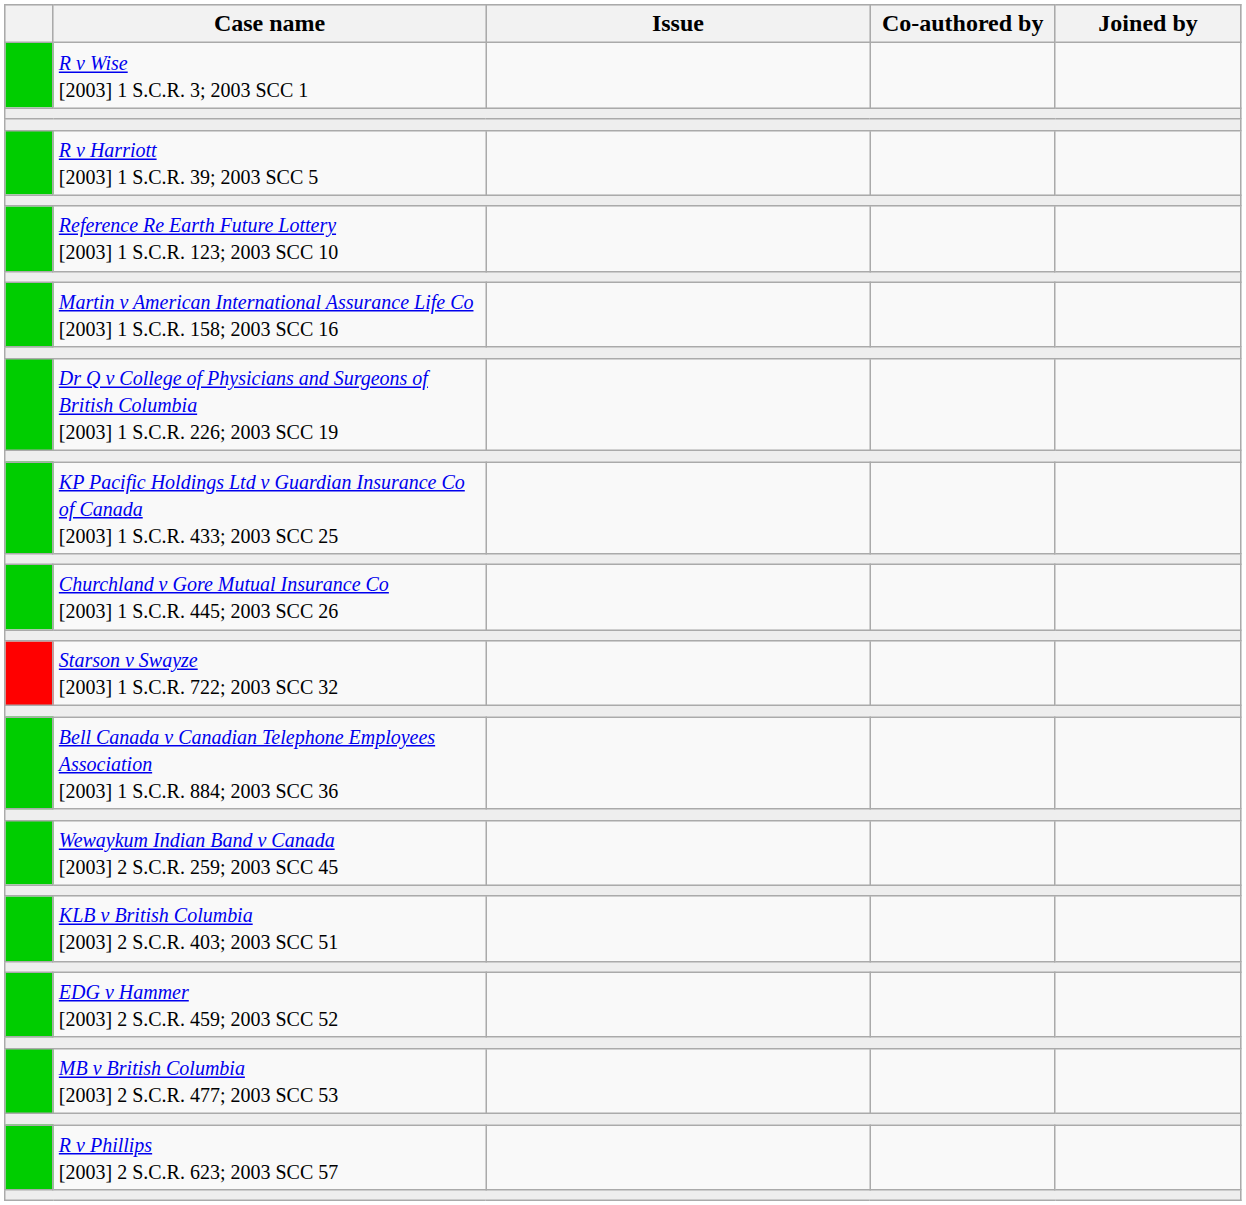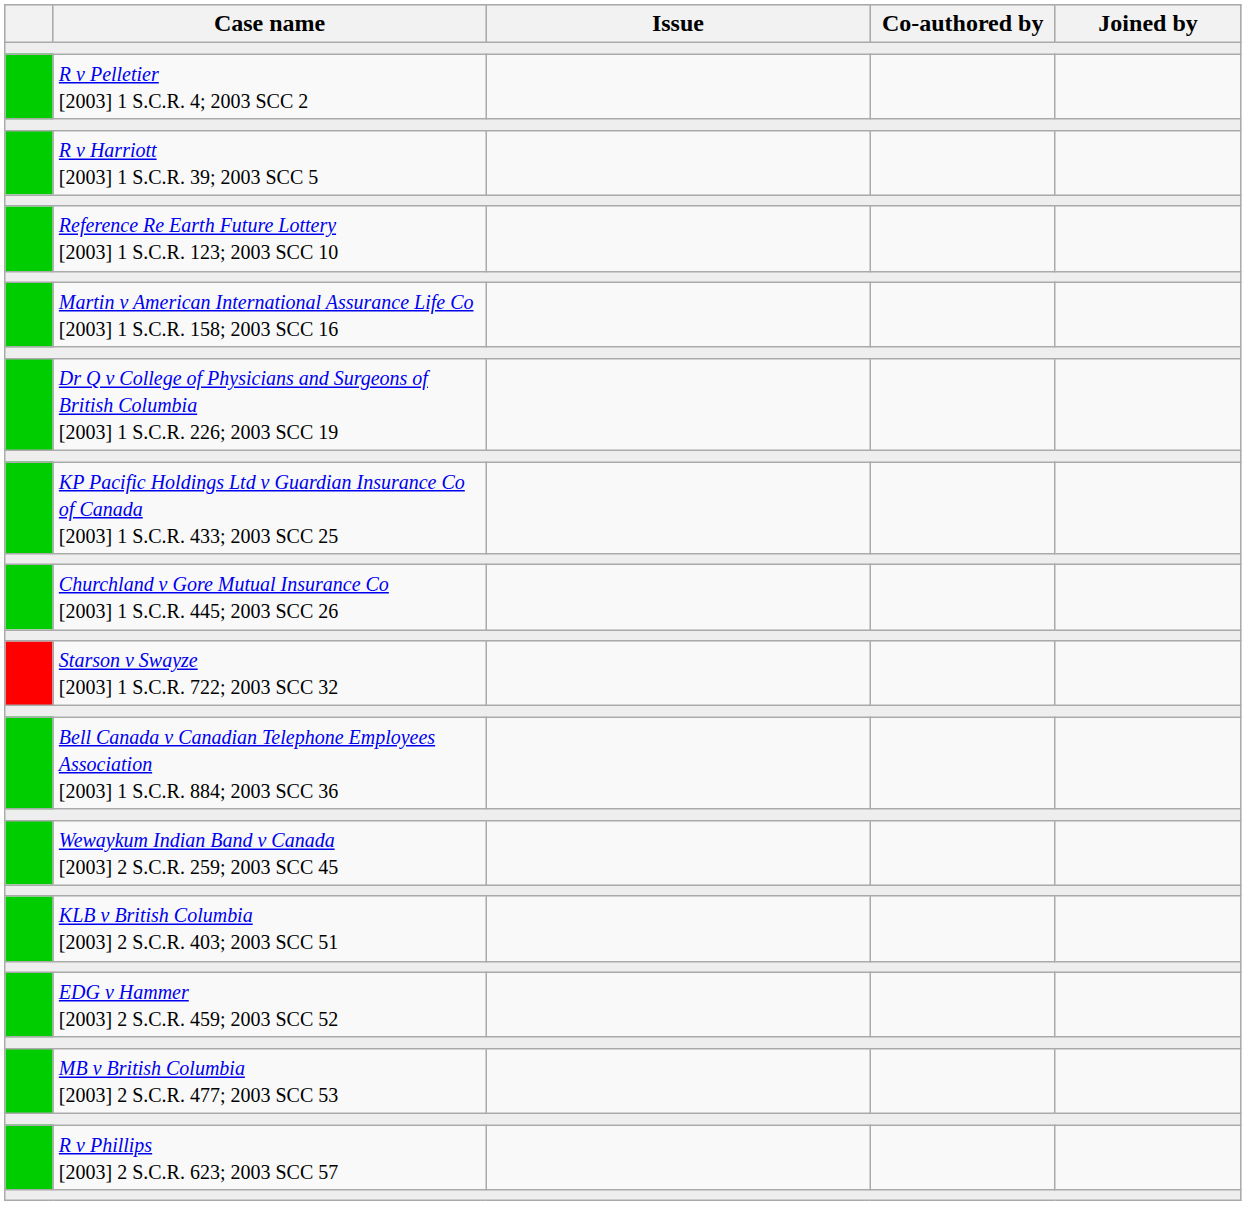- row: (29, 75)
+ row: (29, 86)
